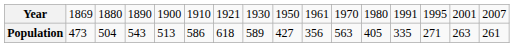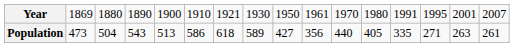(343, 33) 563 -> (343, 33) 440
